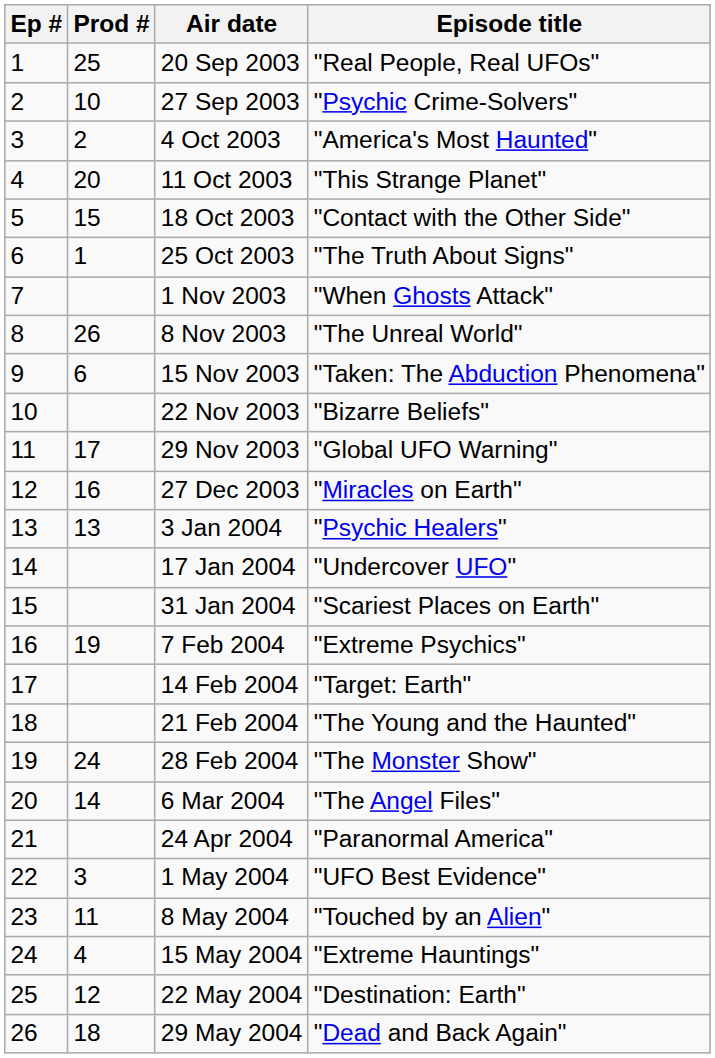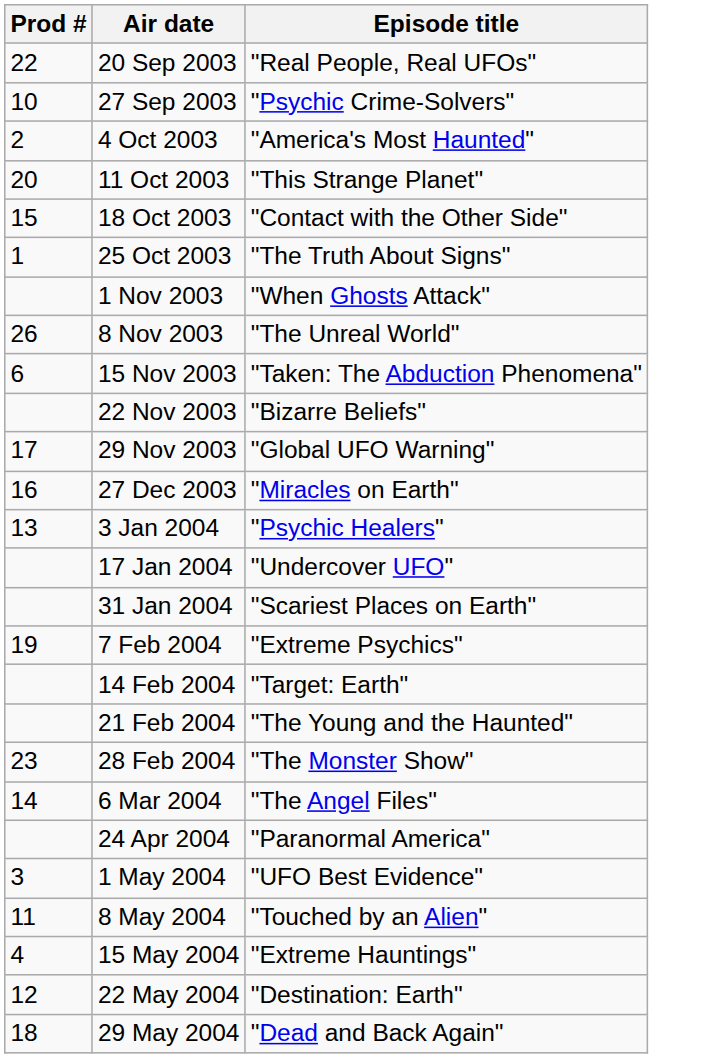- column: (36, 23)
(87, 62) 25 -> (24, 62) 22
(87, 761) 24 -> (24, 761) 23
